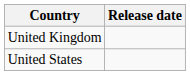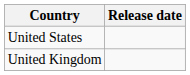rows swapped: (45, 59) <-> (55, 37)
